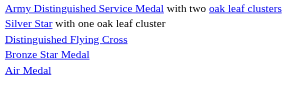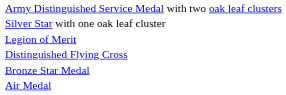+ row: (41, 39)
